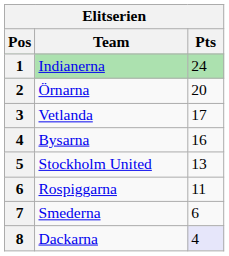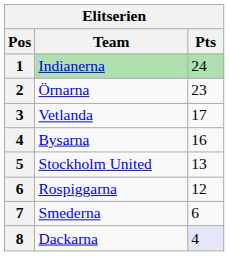(199, 90) 20 -> (199, 90) 23
(199, 189) 11 -> (199, 189) 12
